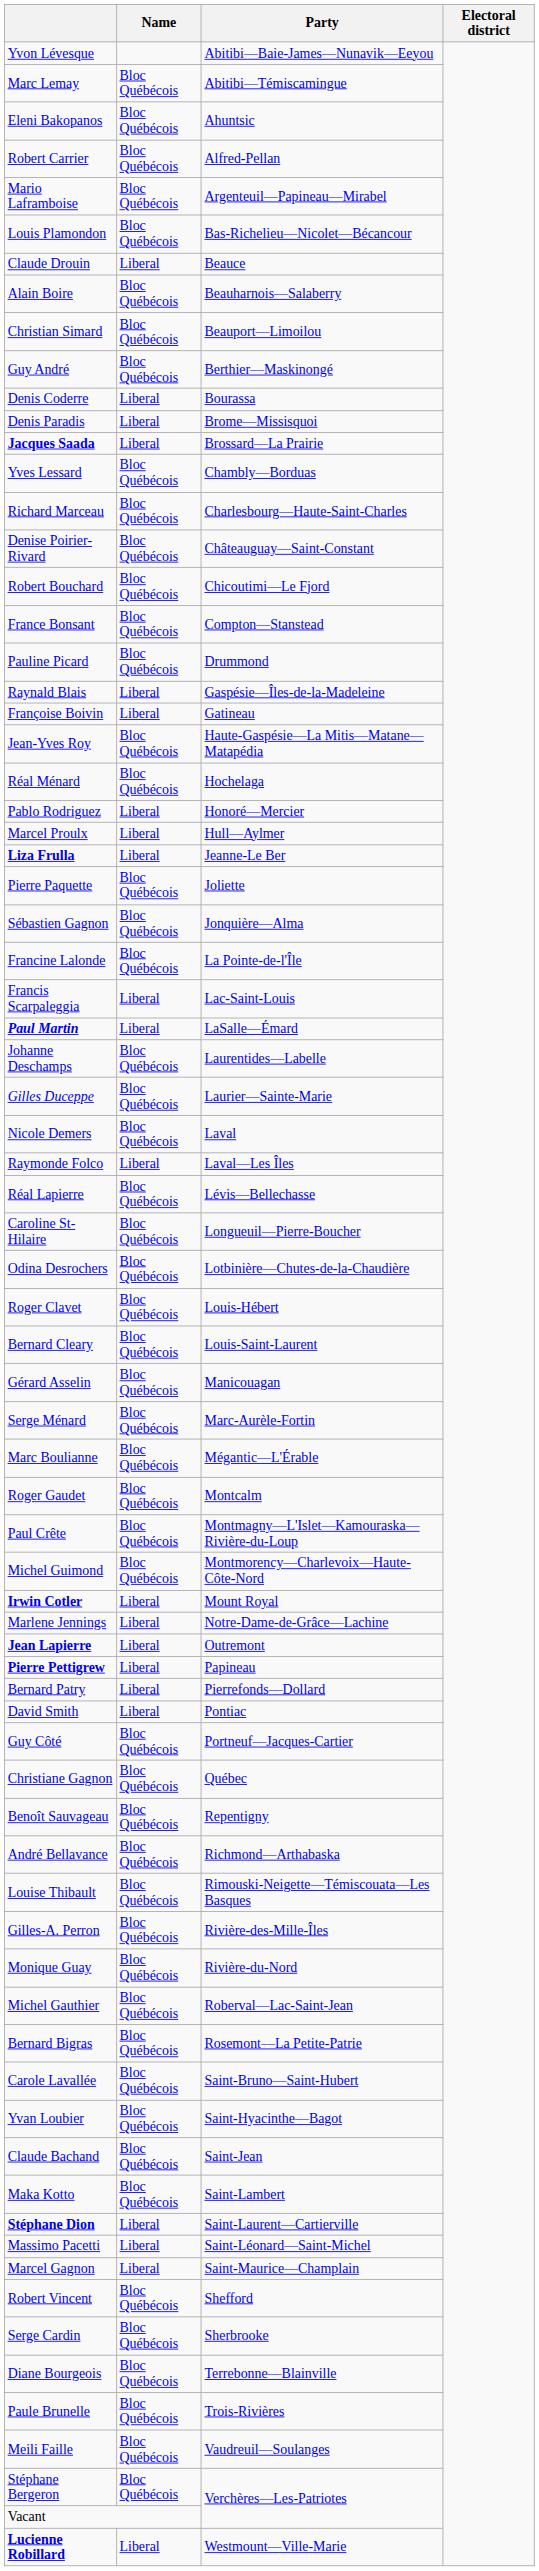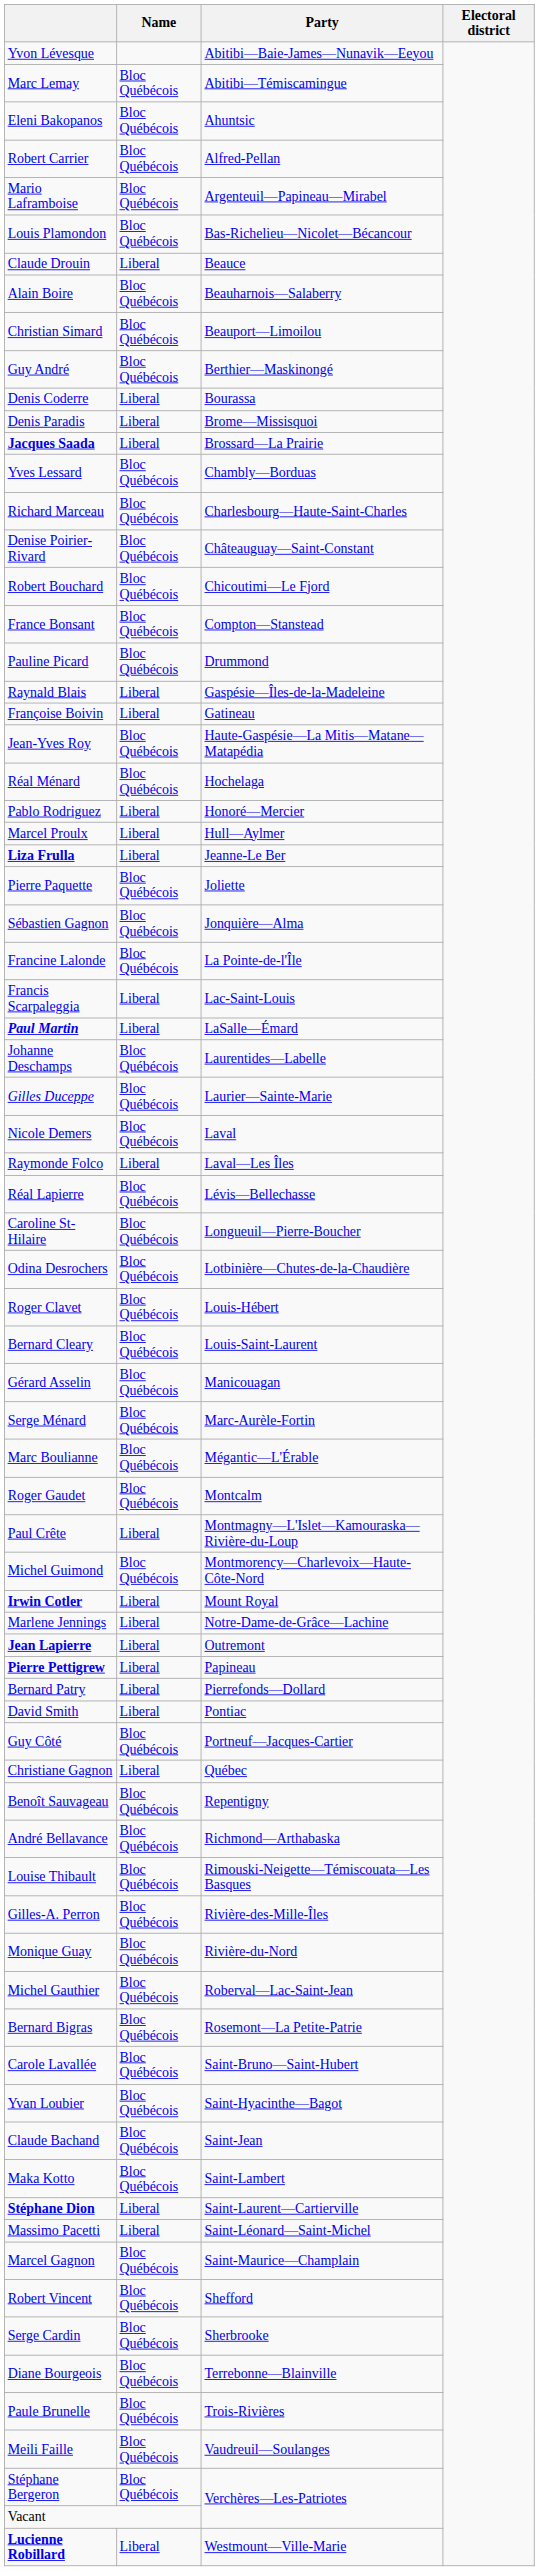(149, 1533) Bloc Québécois -> (140, 1533) Liberal
(149, 1779) Bloc Québécois -> (140, 1771) Liberal
(140, 2268) Liberal -> (149, 2260) Bloc Québécois
